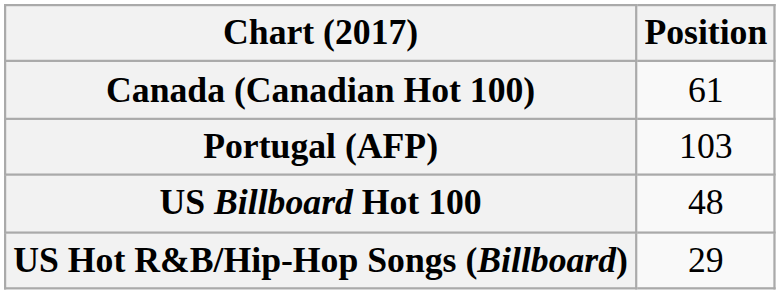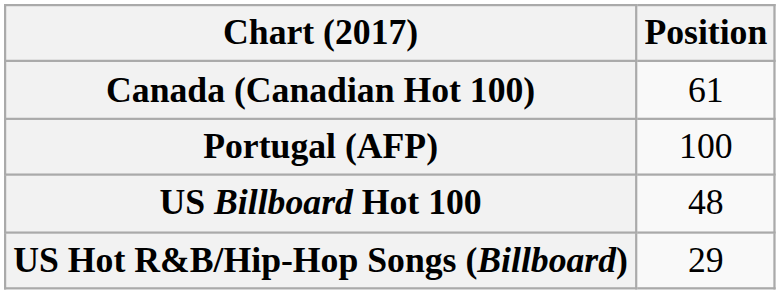(706, 145) 103 -> (706, 145) 100
